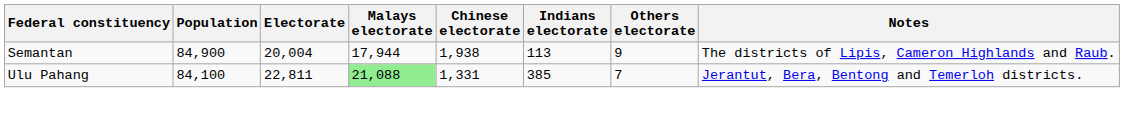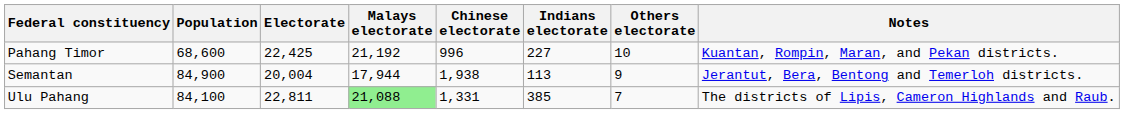+ row: (56, 53)
(909, 53) The districts of Lipis, Cameron Highlands and Raub. -> (893, 75) Jerantut, Bera, Bentong and Temerloh districts.
(893, 75) Jerantut, Bera, Bentong and Temerloh districts. -> (909, 97) The districts of Lipis, Cameron Highlands and Raub.
